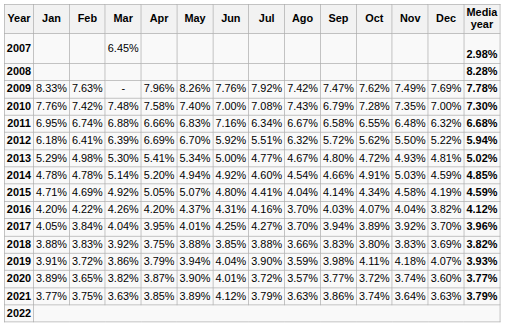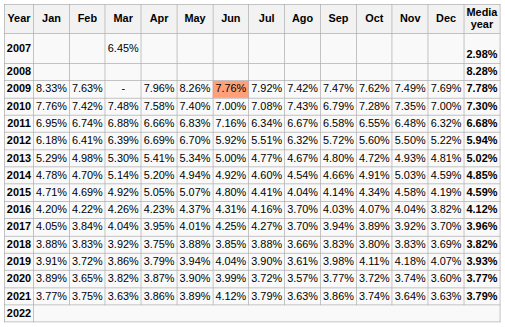(231, 89) no background -> (231, 89) lightsalmon background
(374, 141) 5.62% -> (374, 141) 5.60%
(87, 175) 4.78% -> (87, 175) 4.70%
(159, 210) 4.20% -> (159, 210) 4.23%
(303, 261) 3.59% -> (303, 261) 3.61%
(231, 279) 4.01% -> (231, 279) 3.99%
(159, 296) 3.85% -> (159, 296) 3.86%
